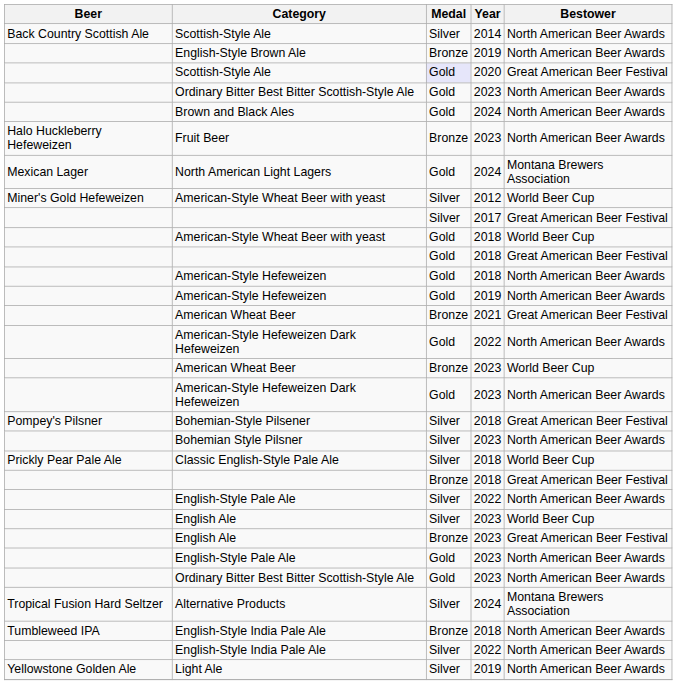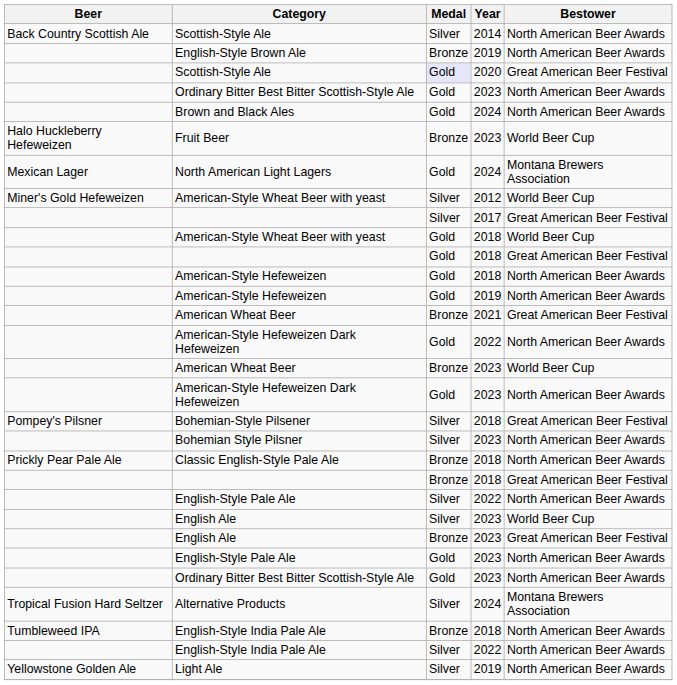(586, 138) North American Beer Awards -> (551, 138) World Beer Cup
(445, 460) Silver -> (449, 460) Bronze
(551, 460) World Beer Cup -> (586, 460) North American Beer Awards
